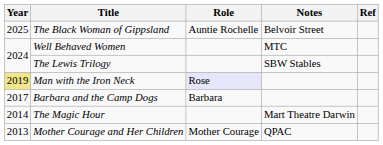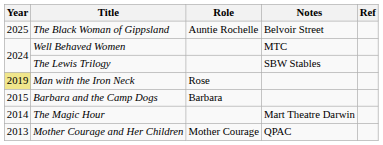(199, 81) lavender background -> (199, 81) no background
(18, 98) 2017 -> (18, 98) 2015
